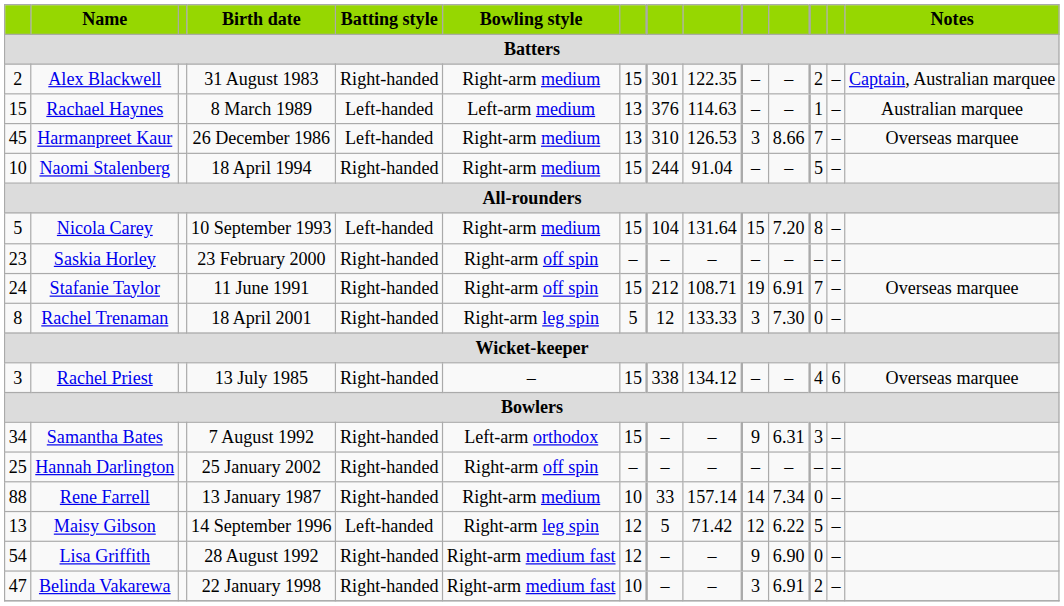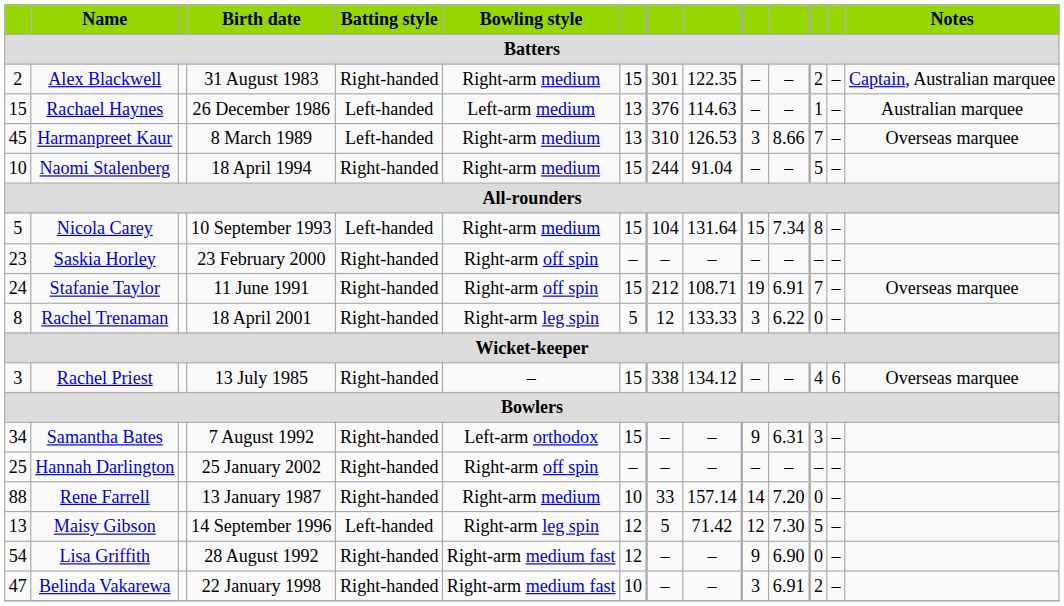(261, 109) 8 March 1989 -> (261, 109) 26 December 1986
(261, 138) 26 December 1986 -> (261, 138) 8 March 1989
(789, 228) 7.20 -> (789, 228) 7.34
(789, 317) 7.30 -> (789, 317) 6.22
(789, 496) 7.34 -> (789, 496) 7.20
(789, 526) 6.22 -> (789, 526) 7.30
